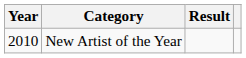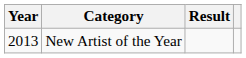(23, 40) 2010 -> (23, 40) 2013
